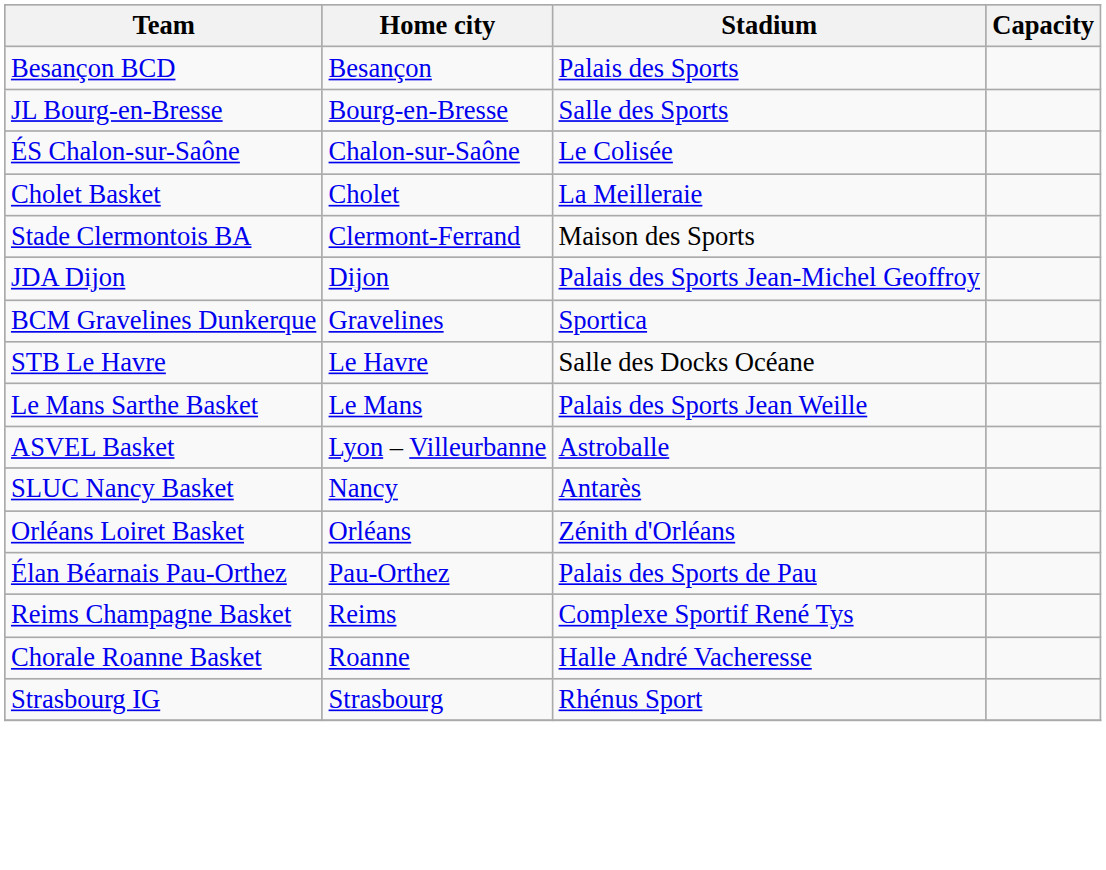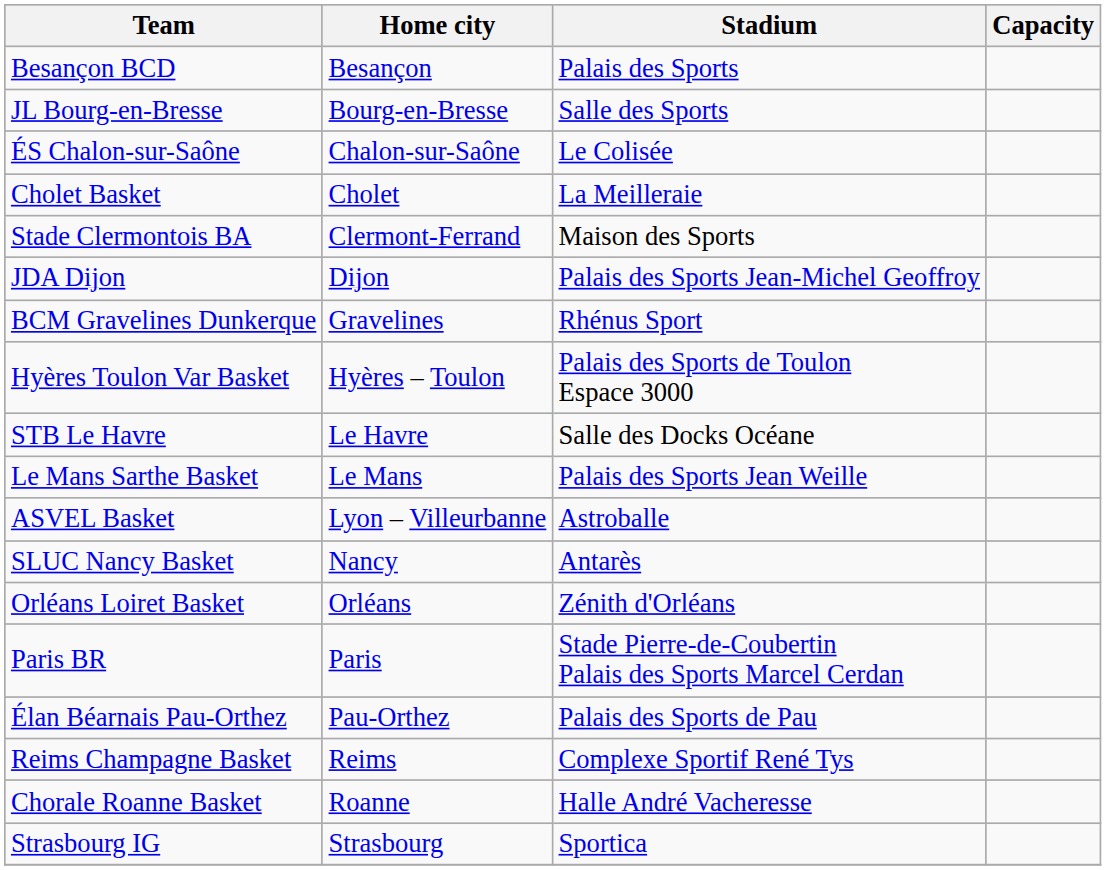(603, 320) Sportica -> (631, 320) Rhénus Sport
+ row: (150, 377)
+ row: (59, 660)
(631, 699) Rhénus Sport -> (603, 843) Sportica
